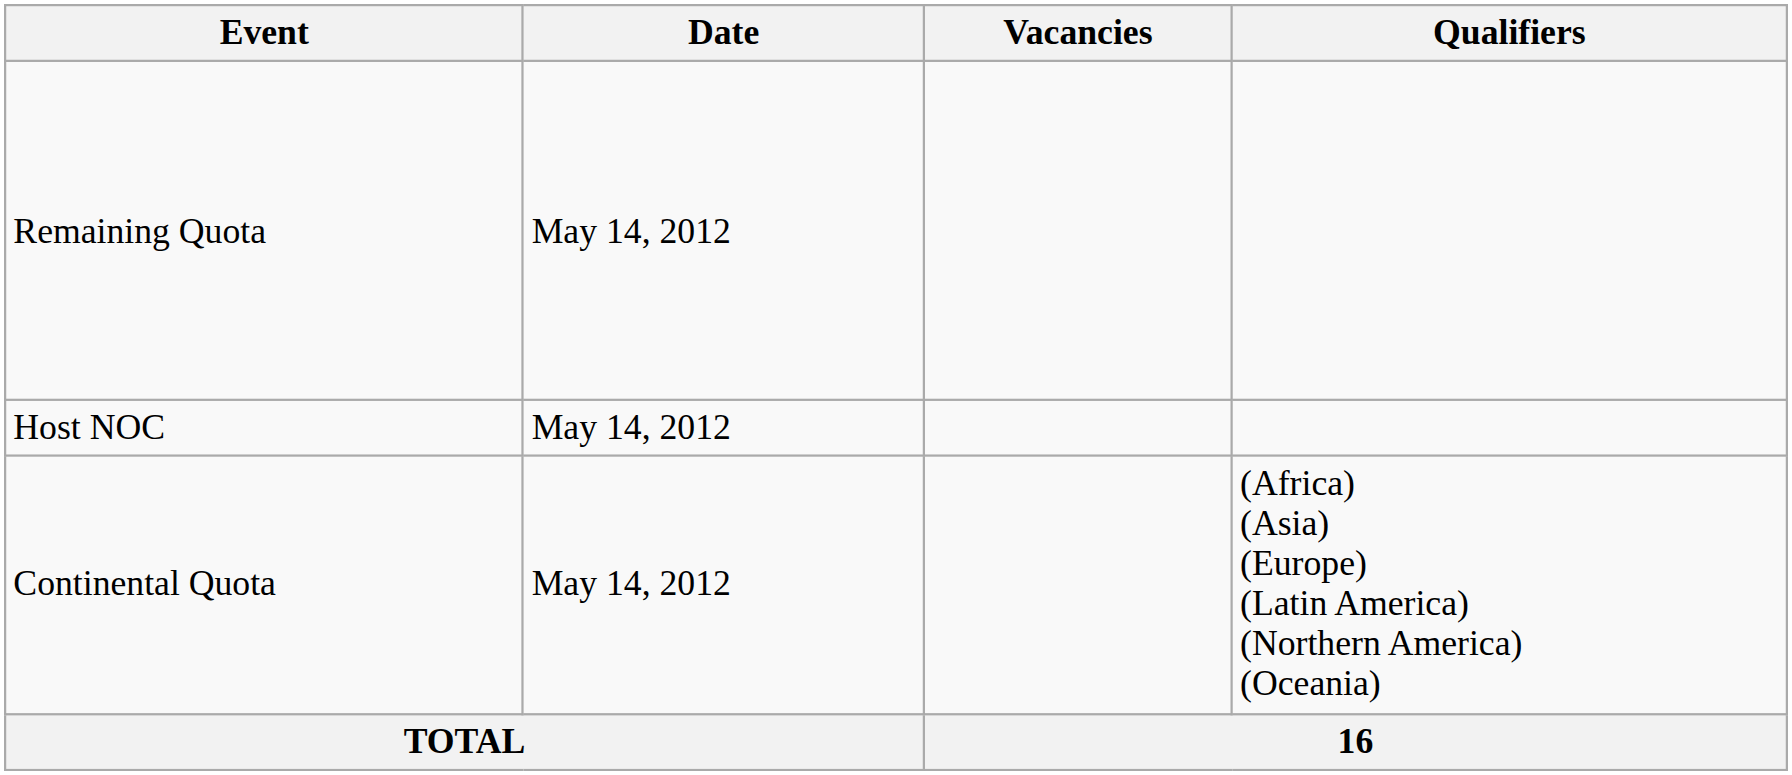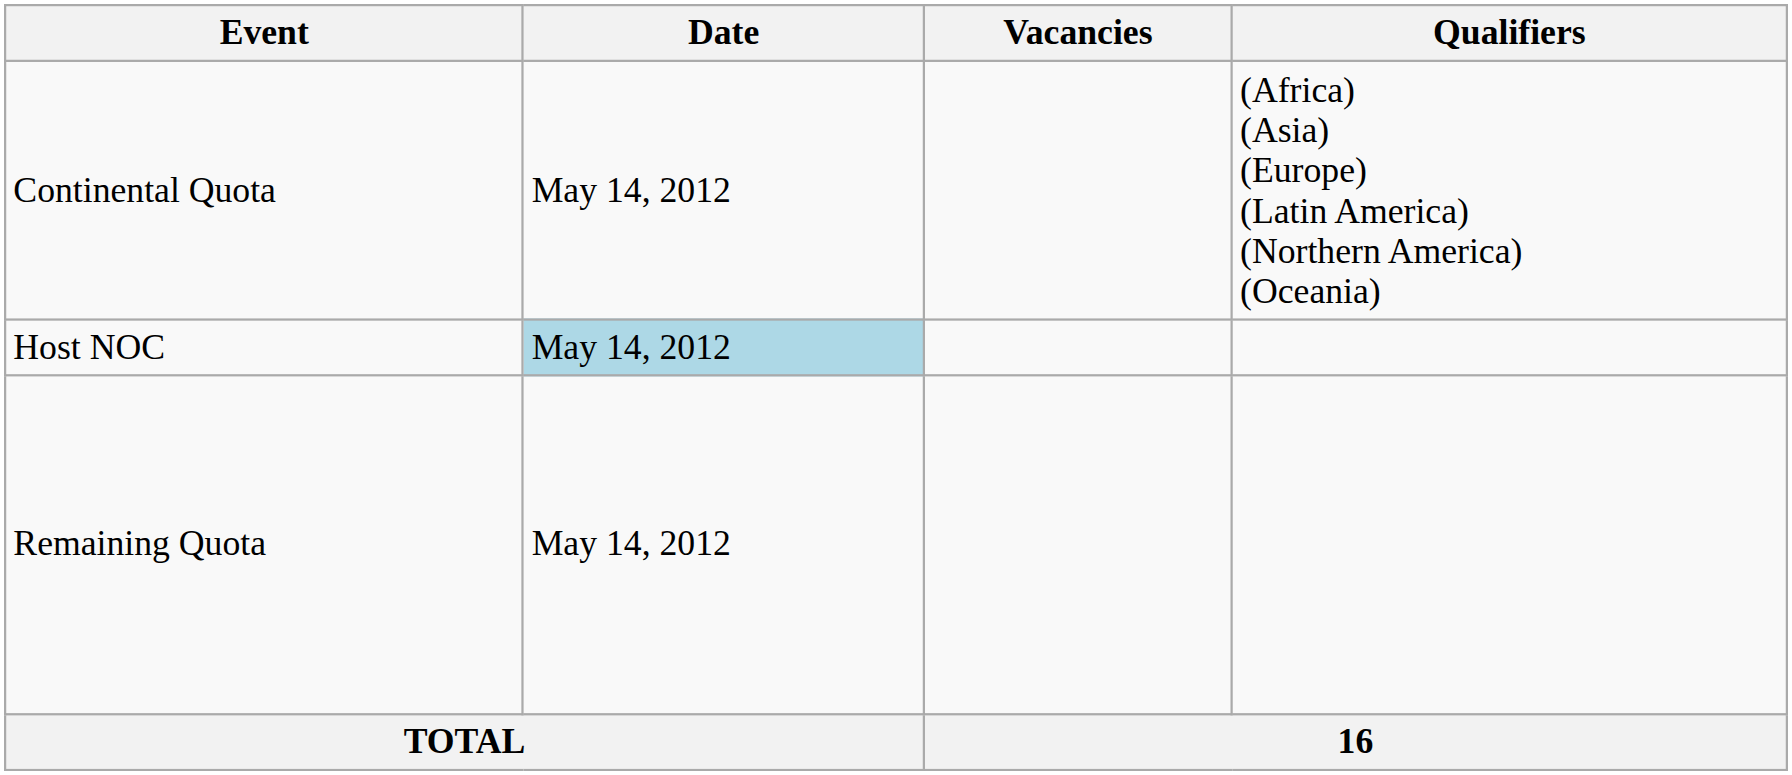rows swapped: (145, 583) <-> (140, 229)
(631, 426) no background -> (631, 346) lightblue background
